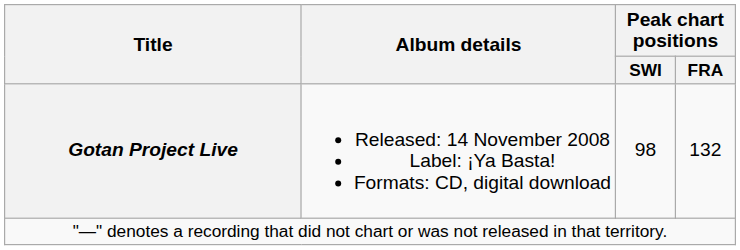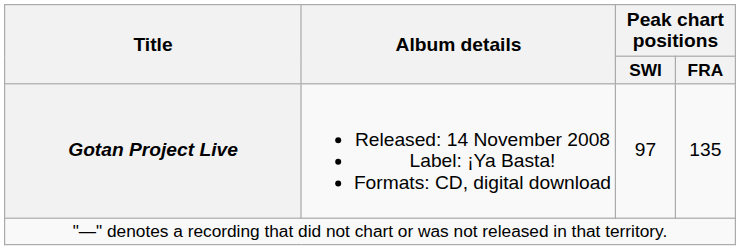(645, 150) 98 -> (645, 150) 97
(705, 150) 132 -> (705, 150) 135
